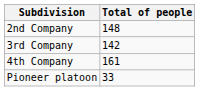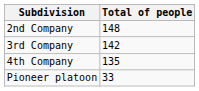(111, 61) 161 -> (111, 61) 135
